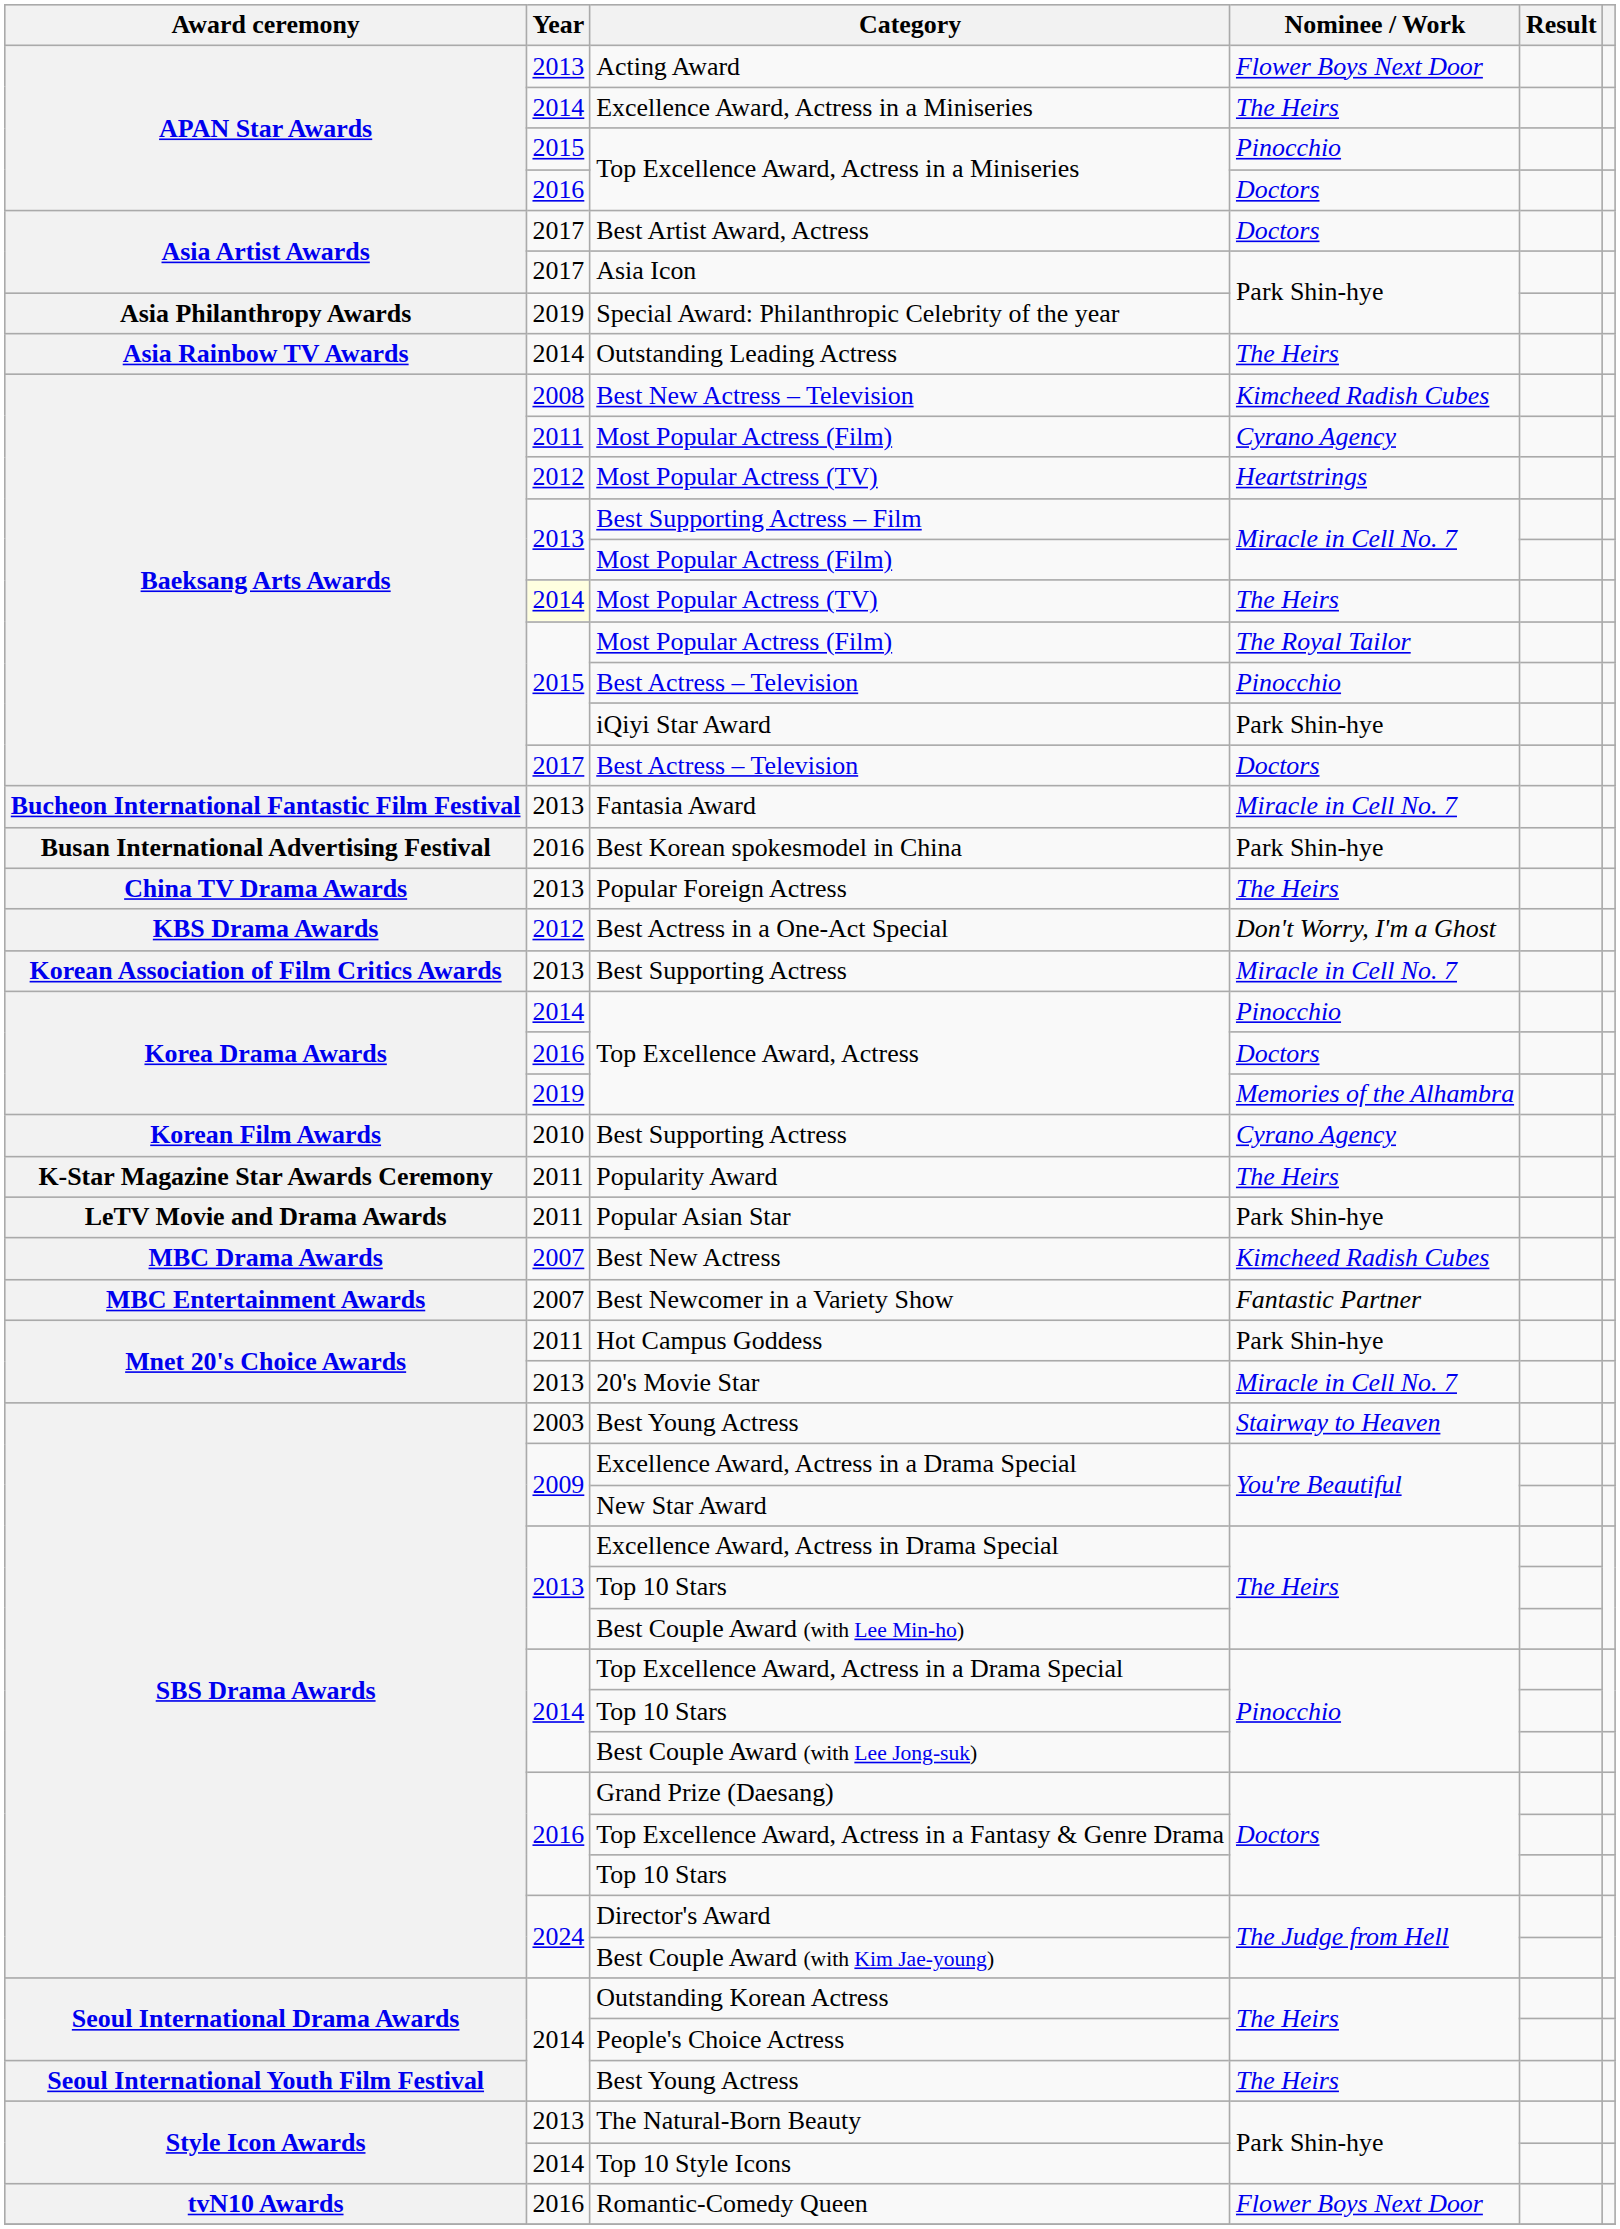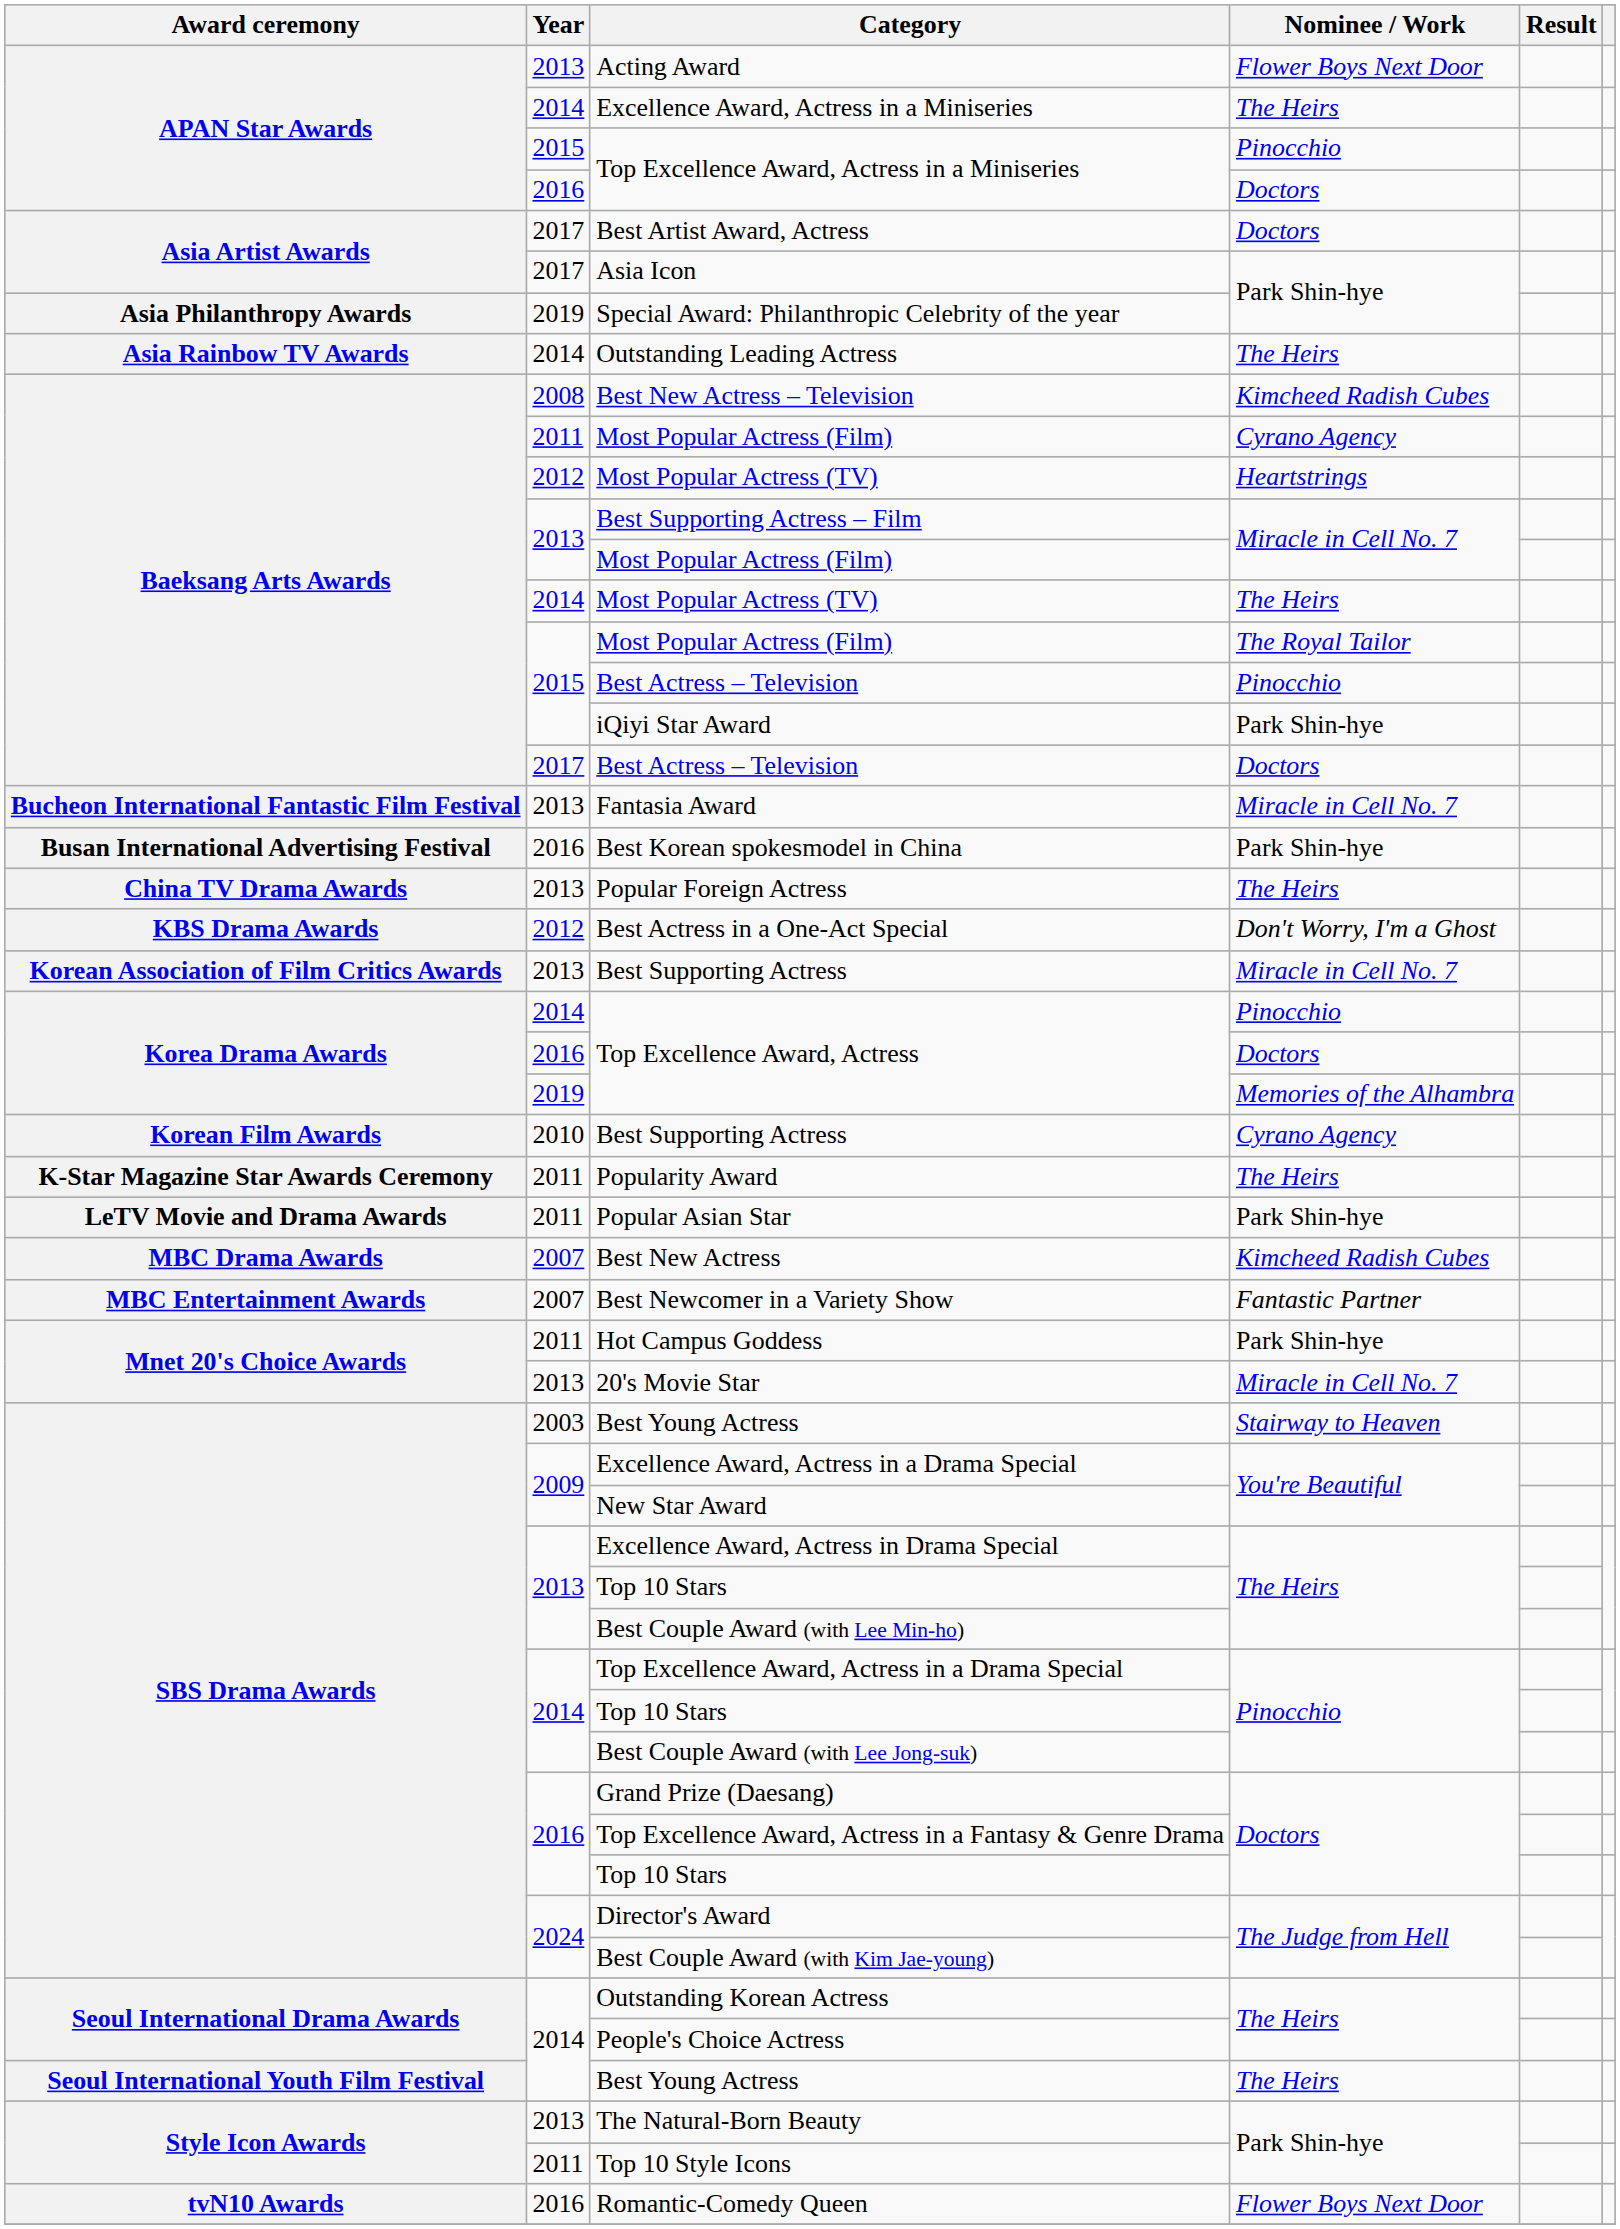(558, 600) lightyellow background -> (558, 600) no background
(558, 2162) 2014 -> (558, 2162) 2011
